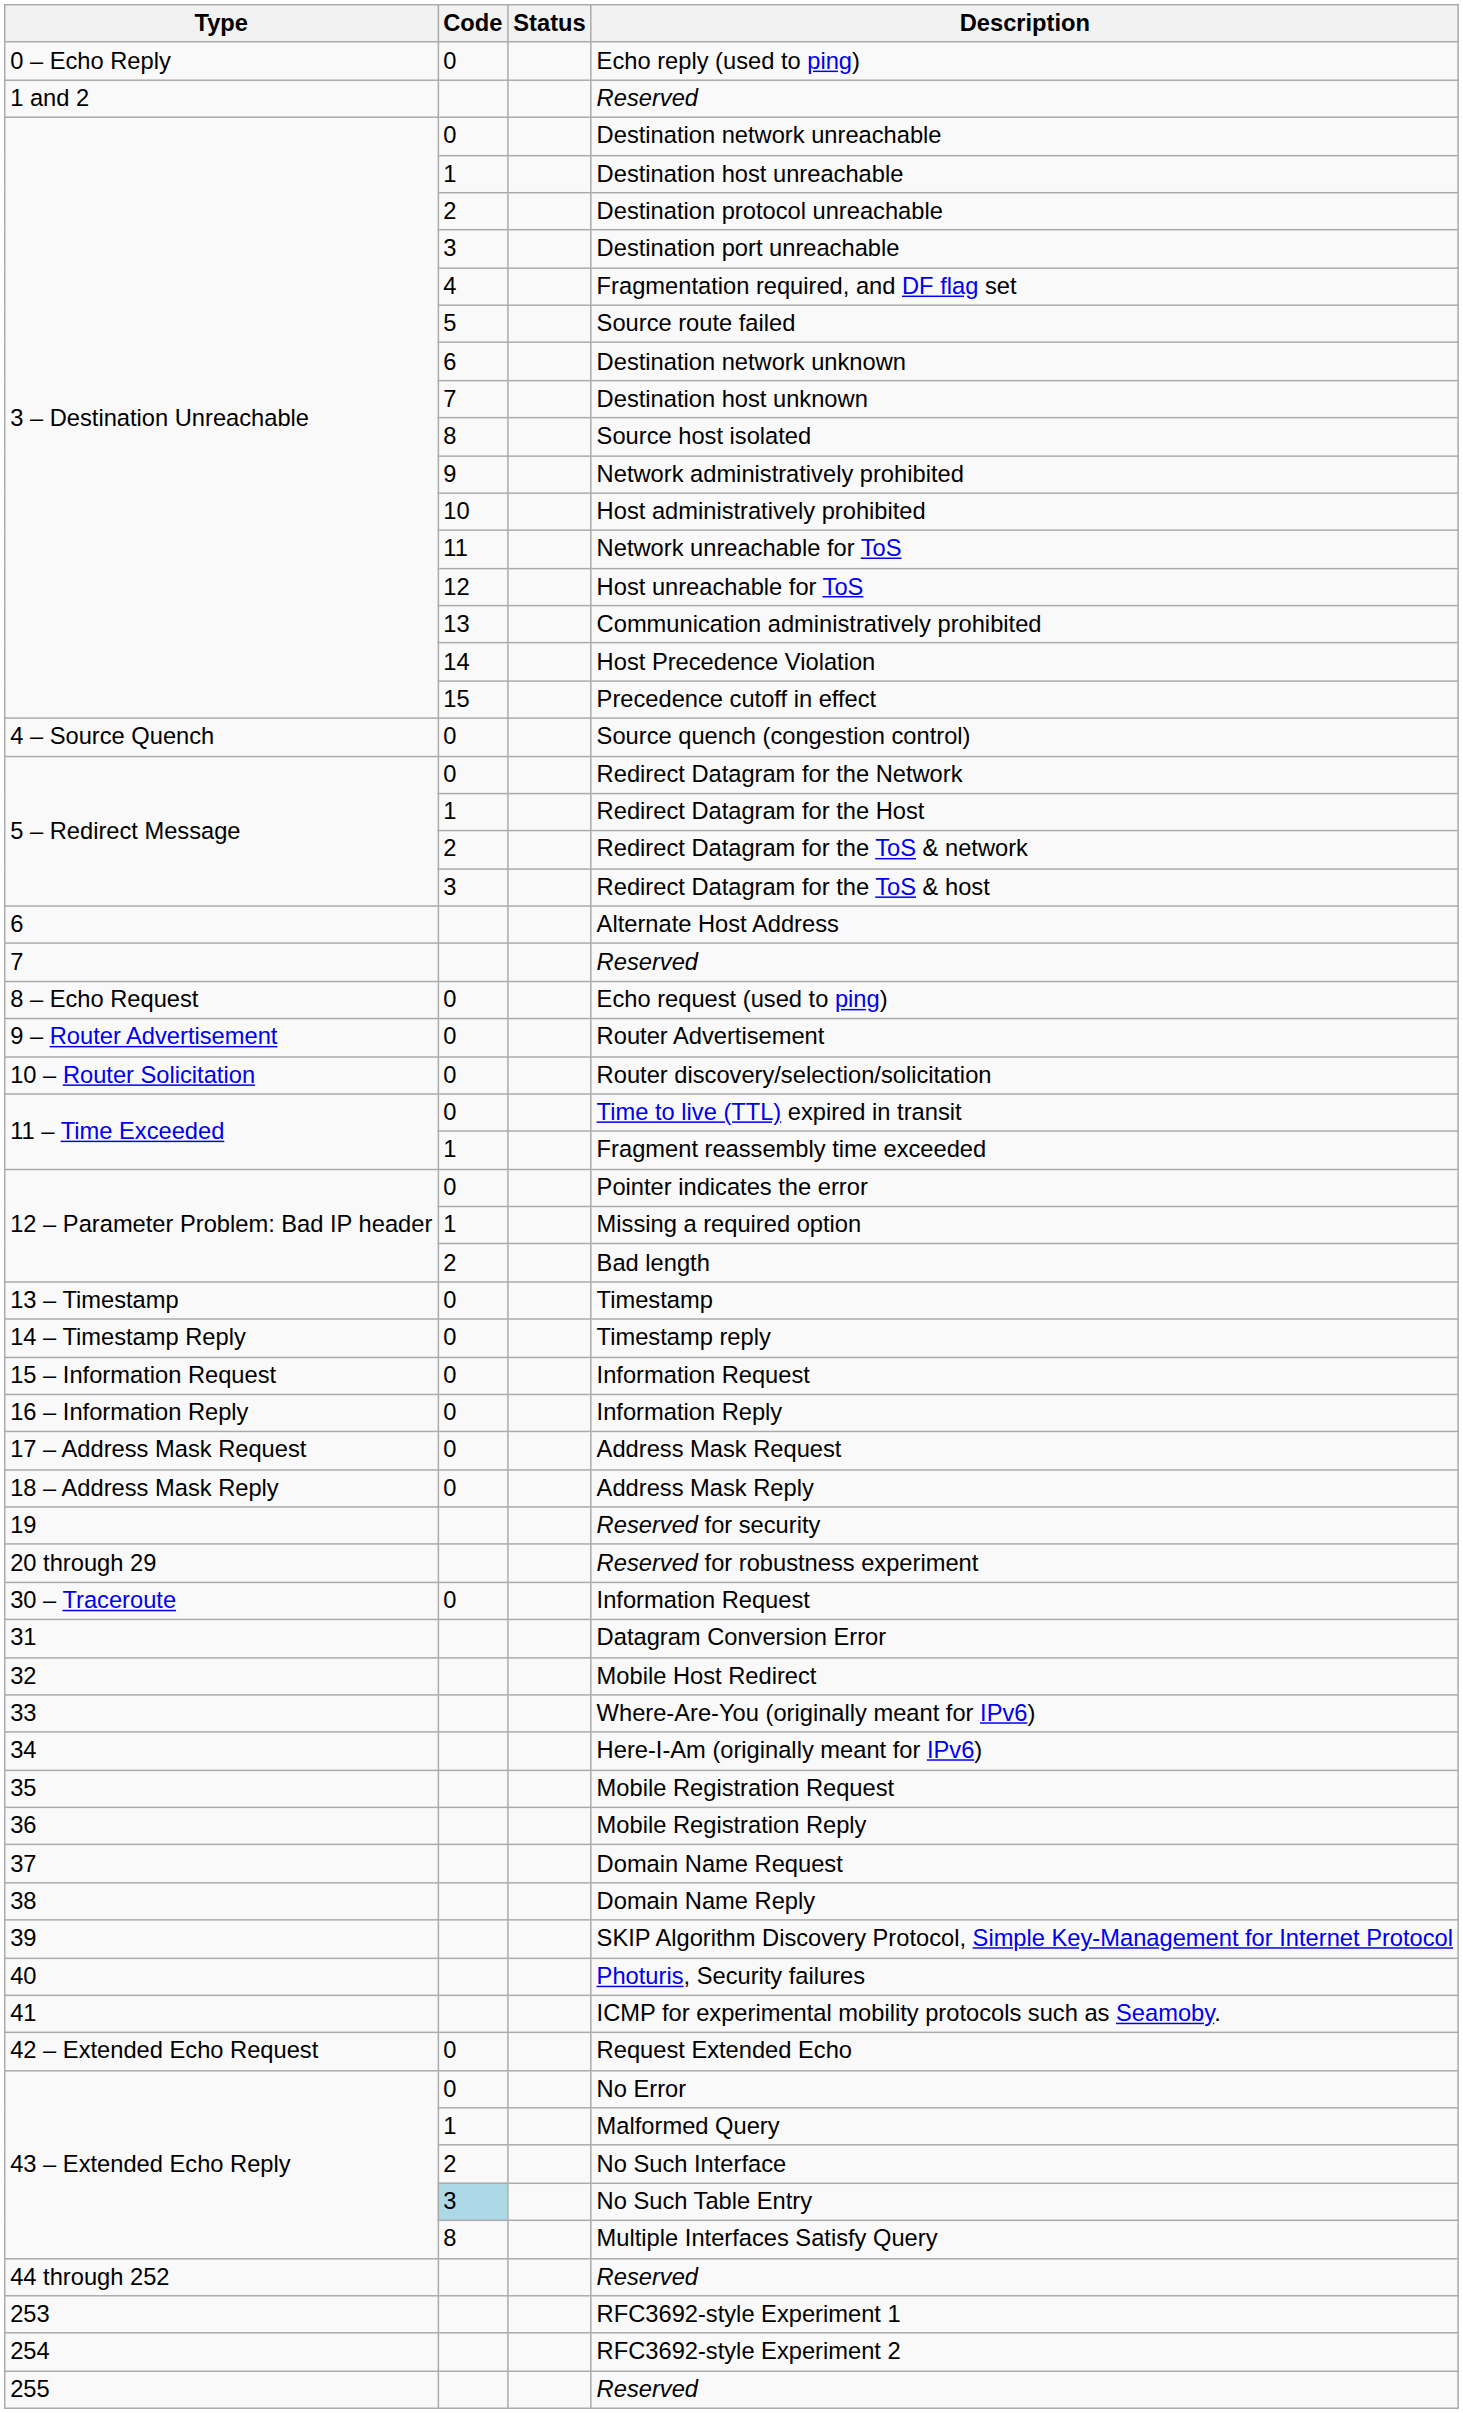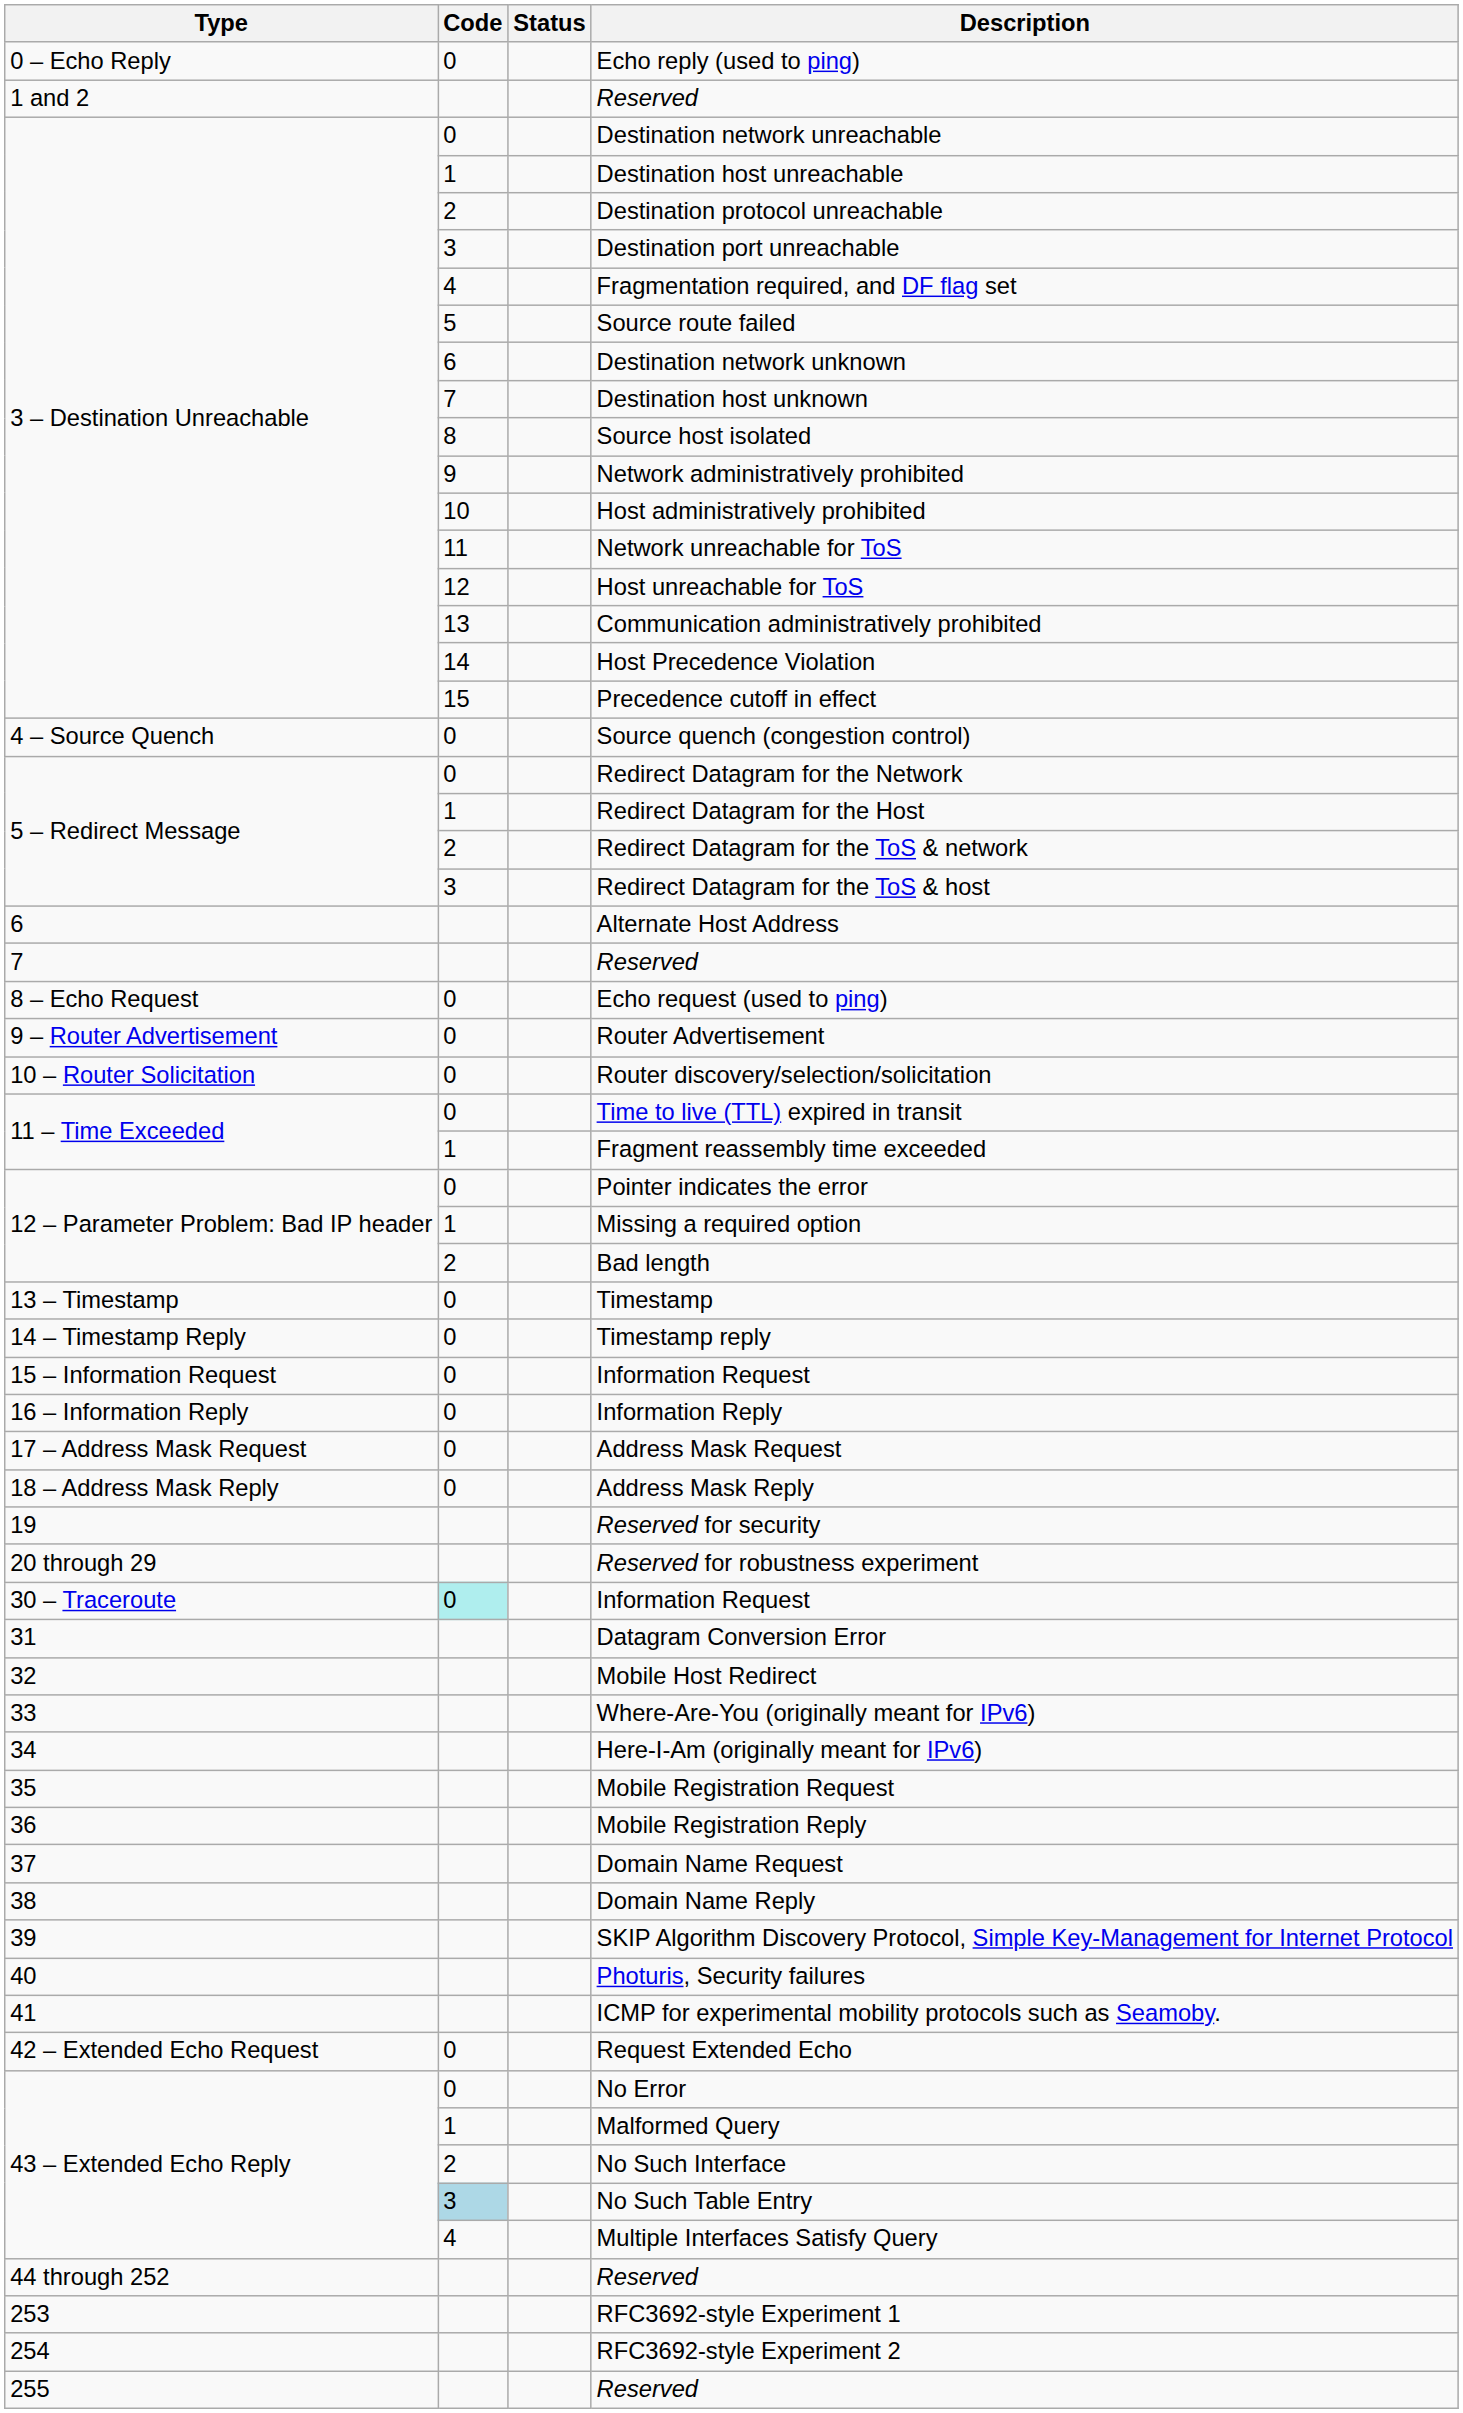(450, 1600) no background -> (450, 1600) paleturquoise background
(450, 2239) 8 -> (450, 2239) 4
